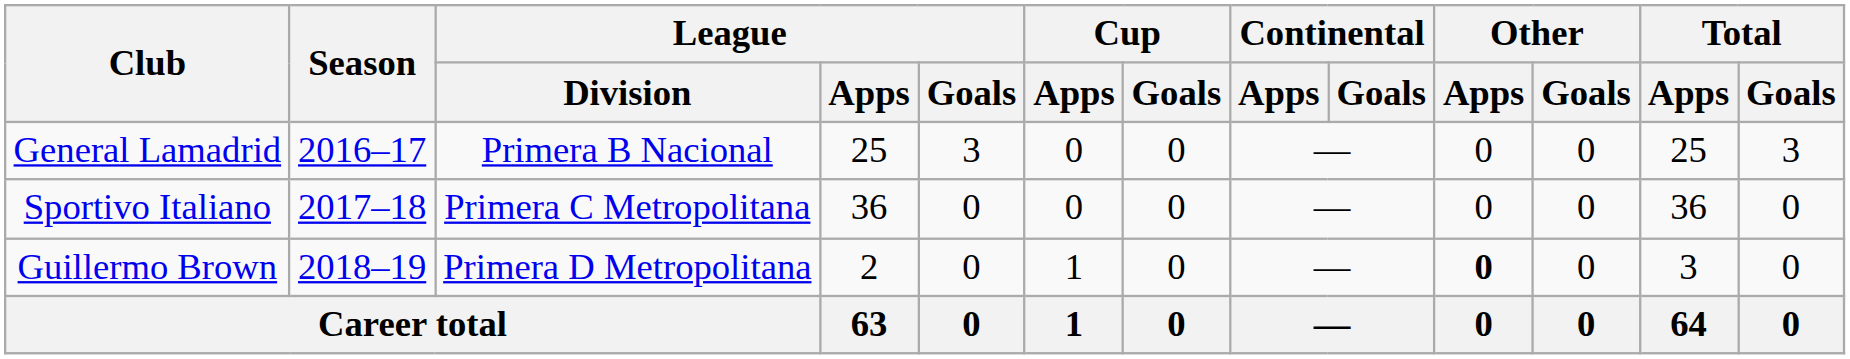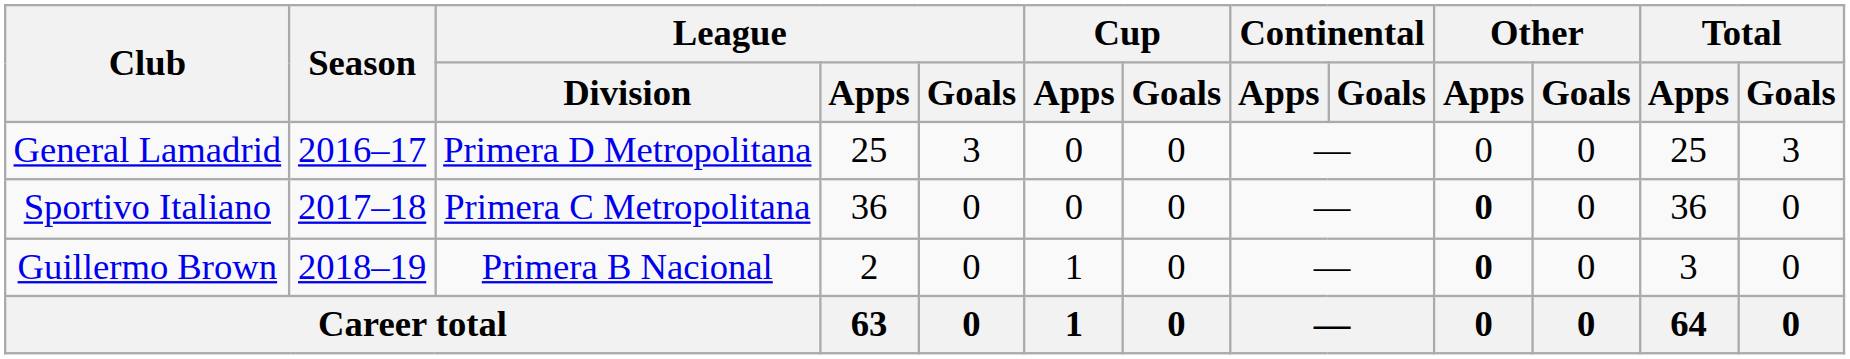(627, 149) Primera B Nacional -> (627, 149) Primera D Metropolitana
(1484, 207) normal -> (1484, 207) bold
(627, 265) Primera D Metropolitana -> (627, 265) Primera B Nacional
